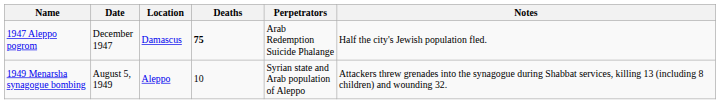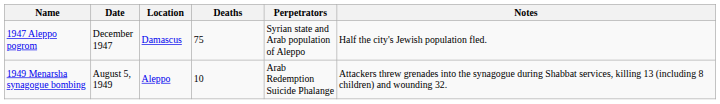(199, 40) bold -> (199, 40) normal
(300, 40) Arab Redemption Suicide Phalange -> (298, 40) Syrian state and Arab population of Aleppo
(298, 79) Syrian state and Arab population of Aleppo -> (300, 79) Arab Redemption Suicide Phalange
